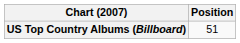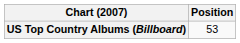(212, 30) 51 -> (212, 30) 53
